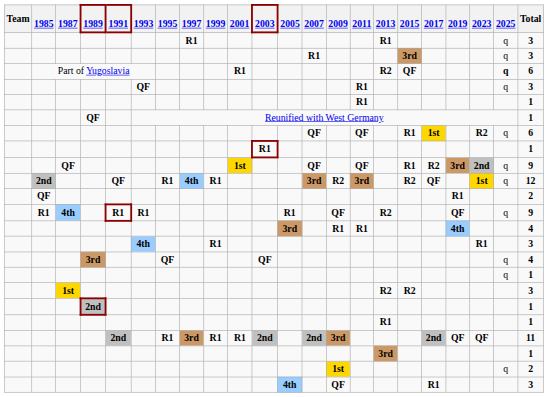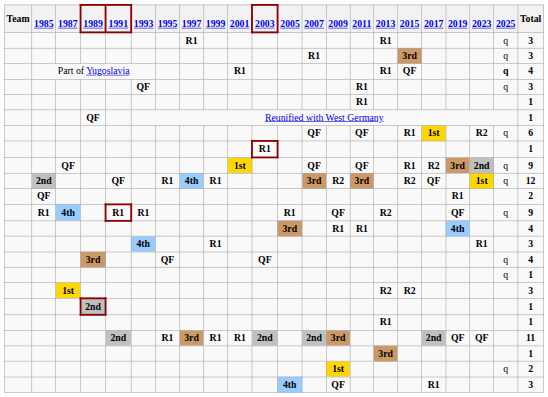(386, 71) R2 -> (386, 71) R1
(531, 71) 6 -> (531, 71) 4
